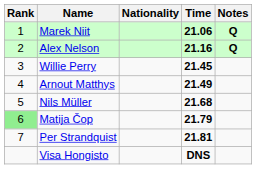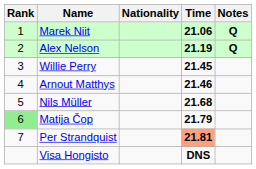(198, 48) 21.16 -> (198, 48) 21.19
(198, 84) 21.49 -> (198, 84) 21.46
(198, 137) no background -> (198, 137) lightsalmon background
